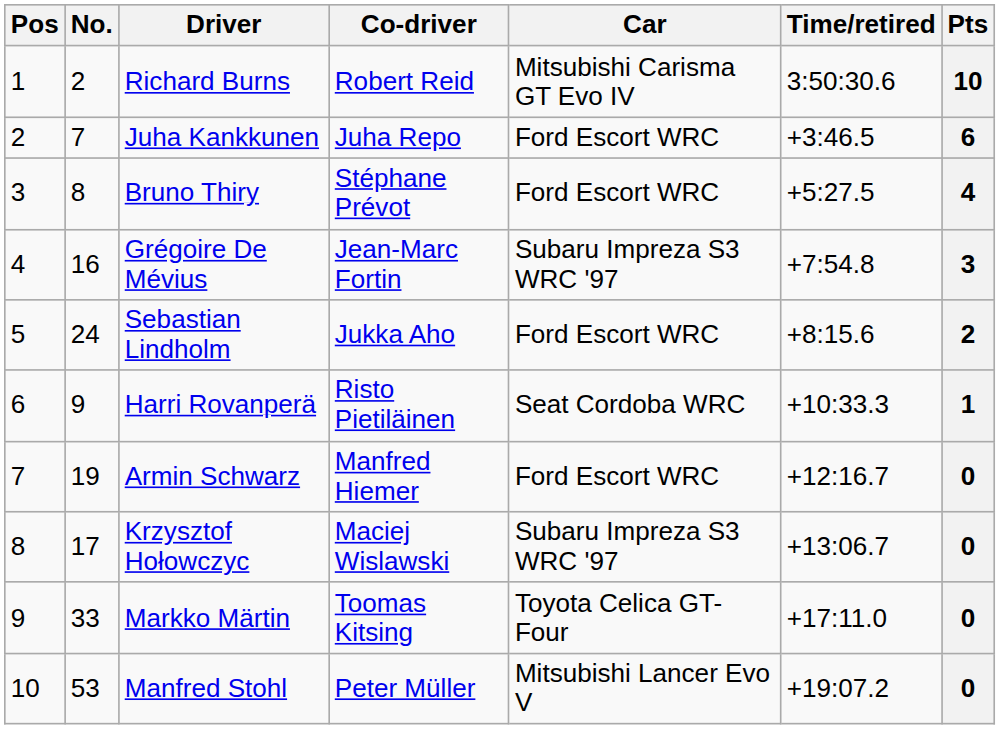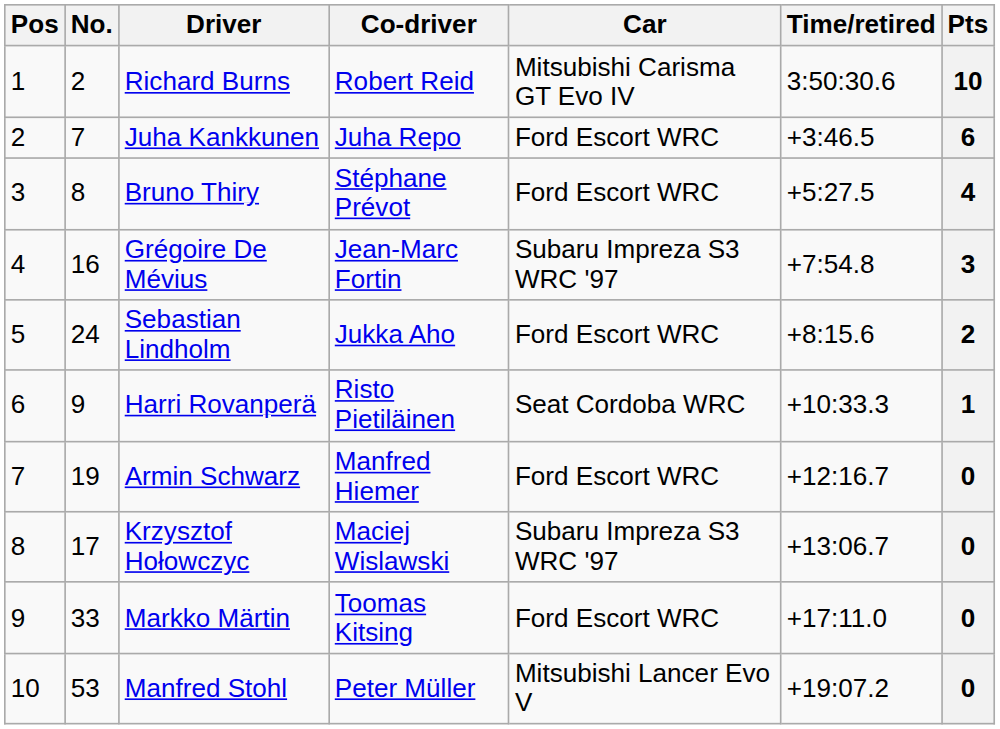(619, 617) Toyota Celica GT-Four -> (617, 617) Ford Escort WRC
